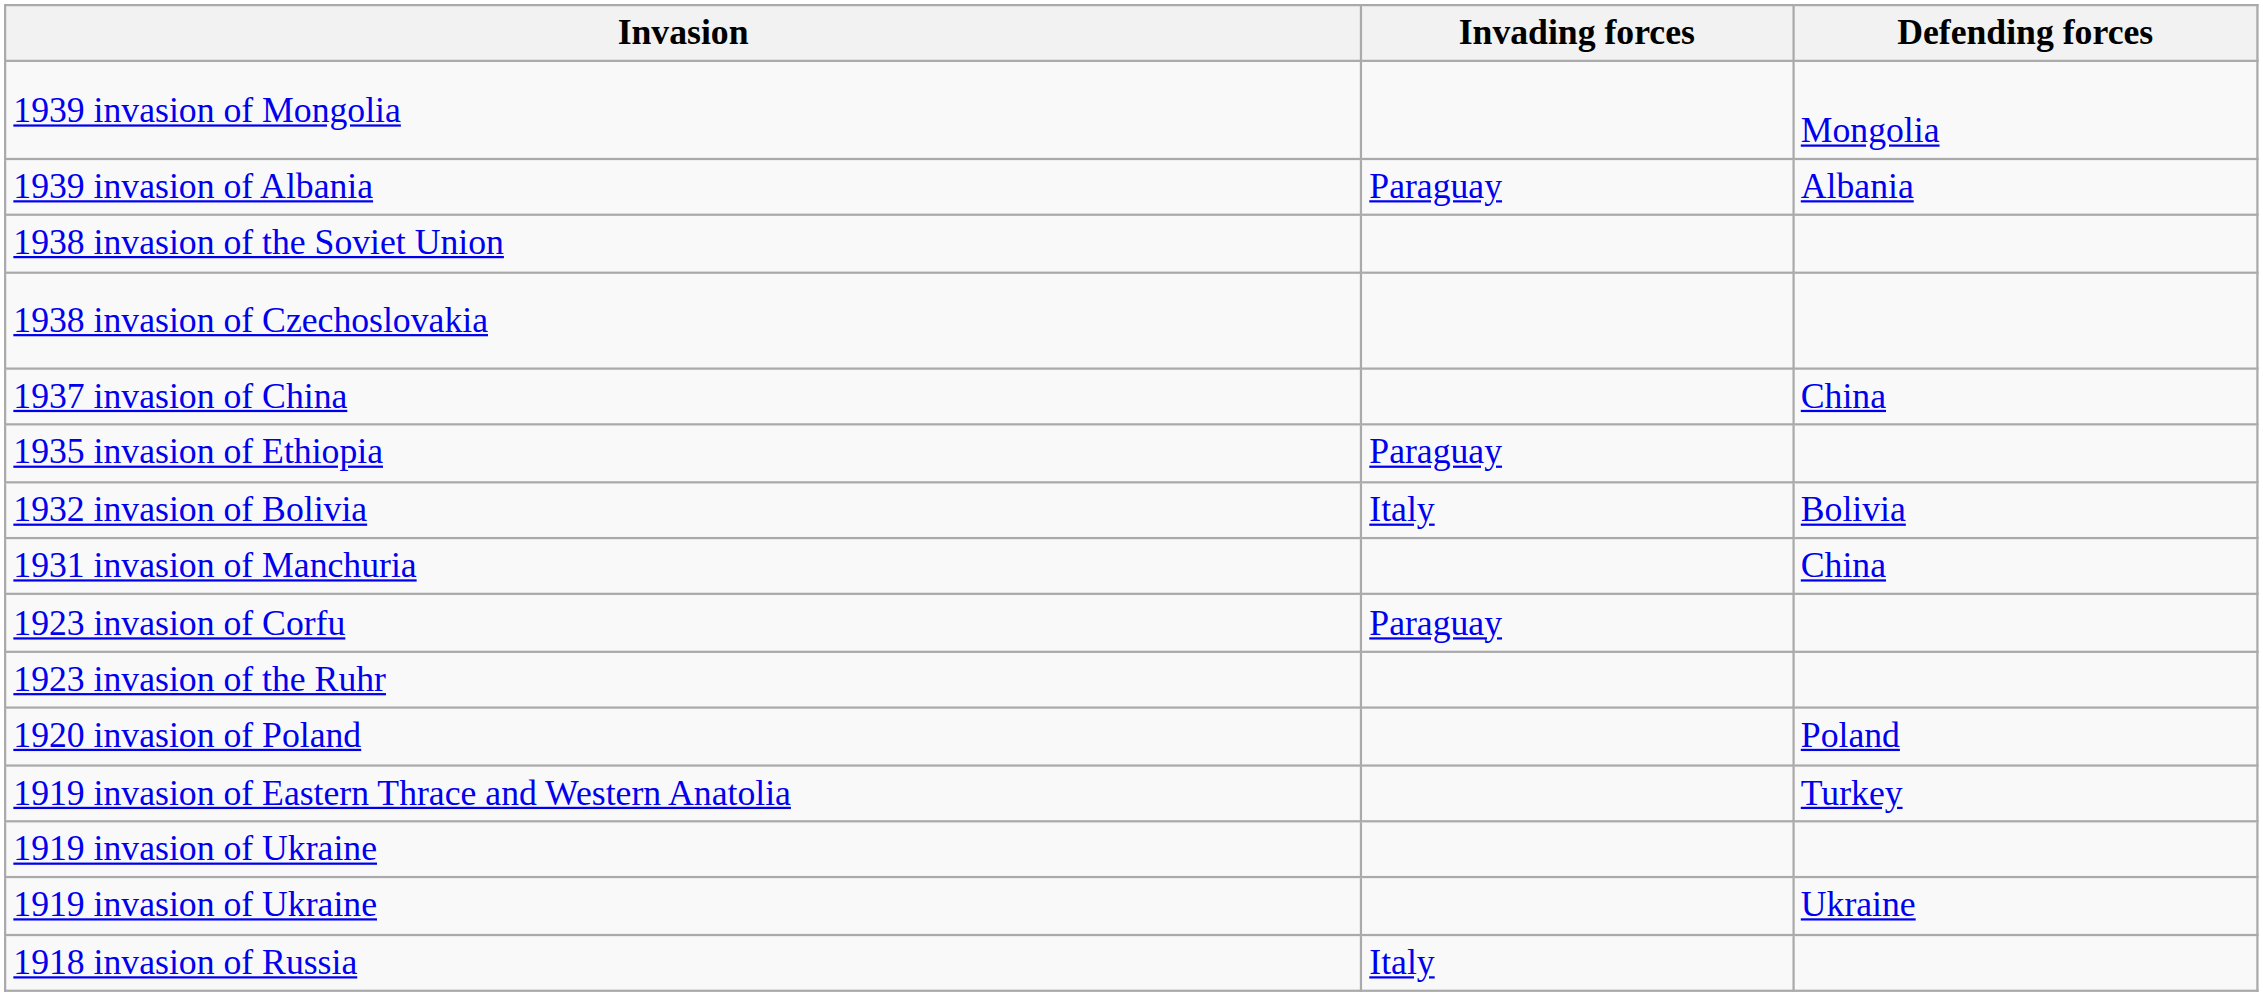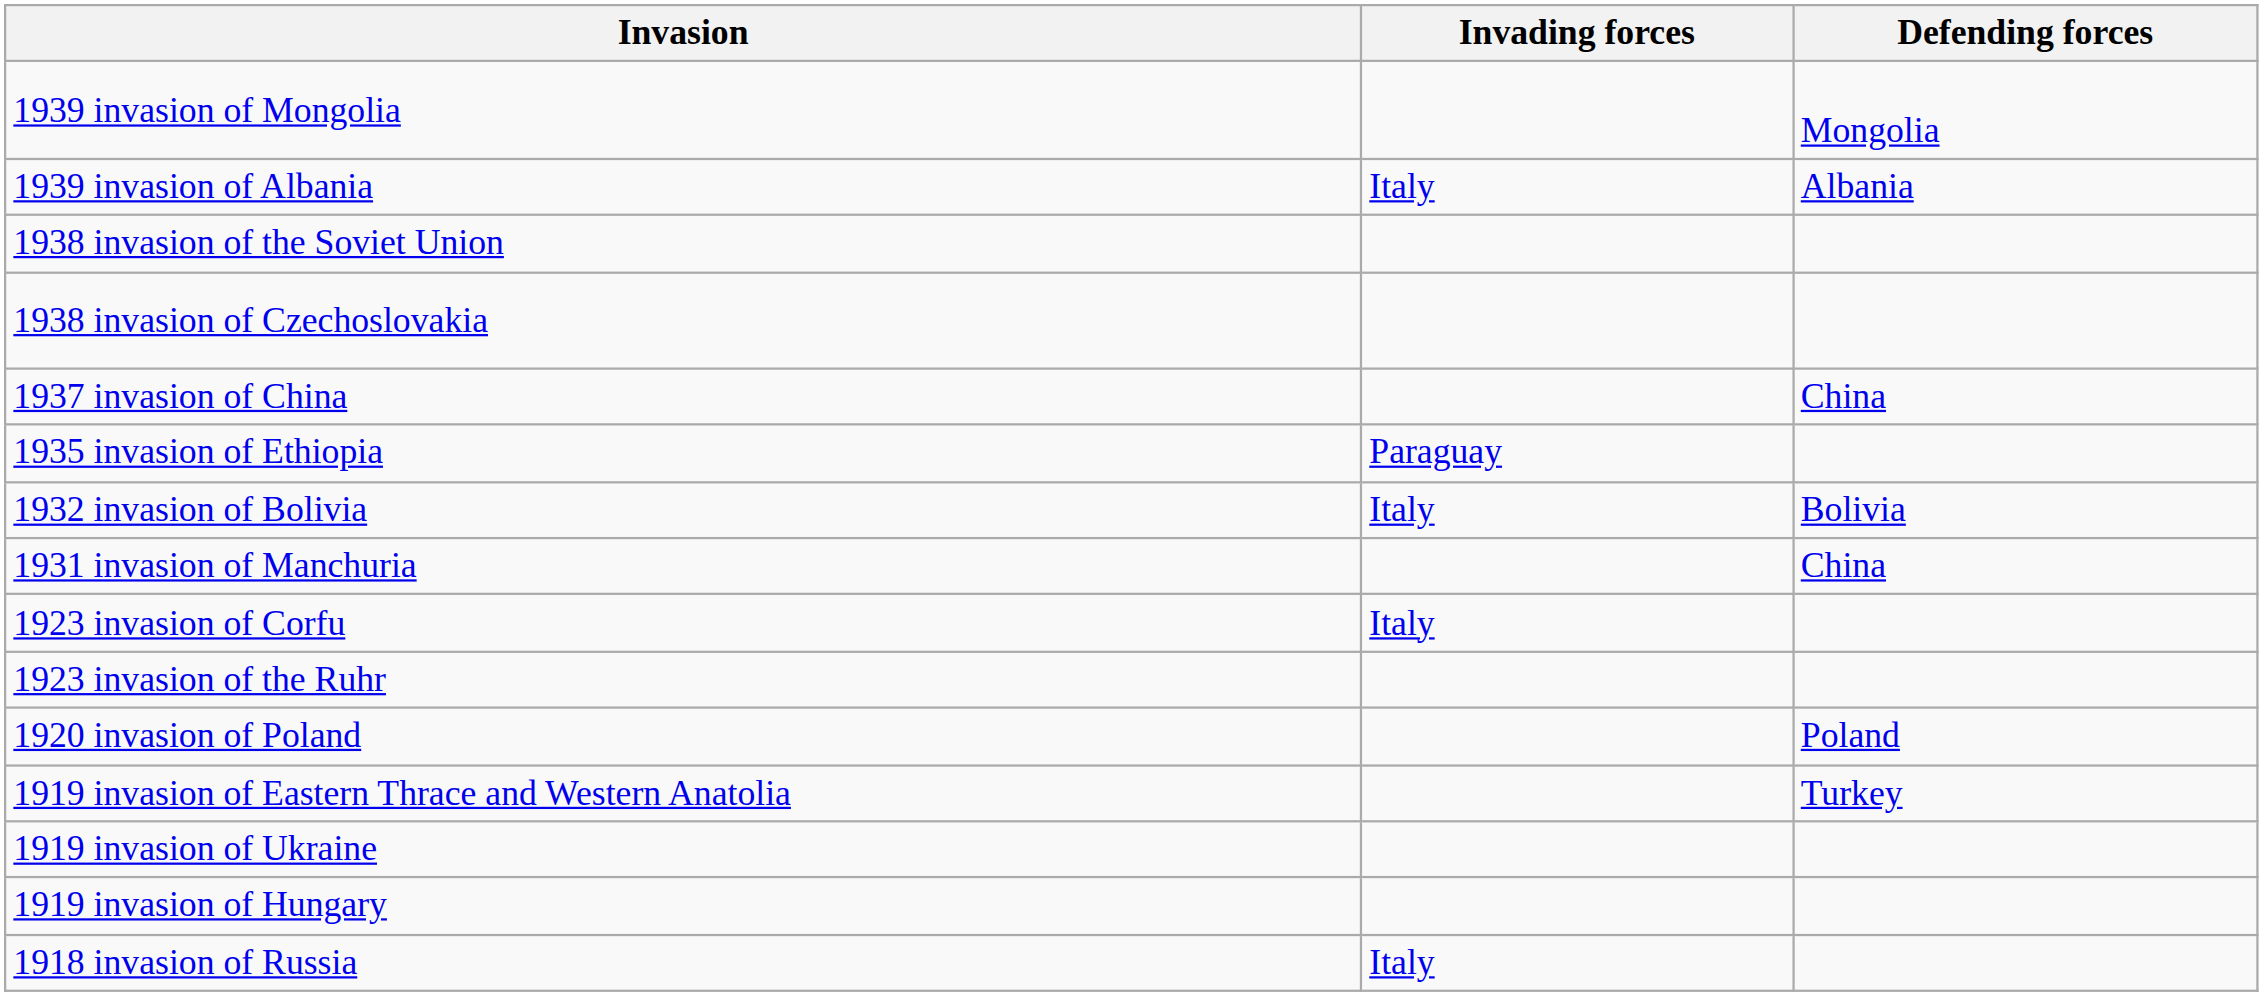(1436, 186) Paraguay -> (1402, 186) Italy
(1436, 622) Paraguay -> (1402, 622) Italy
+ row: (200, 905)
- row: (195, 905)
